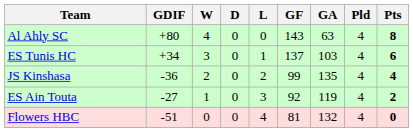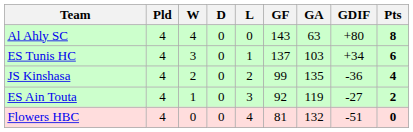columns swapped: (361, 14) <-> (169, 14)
